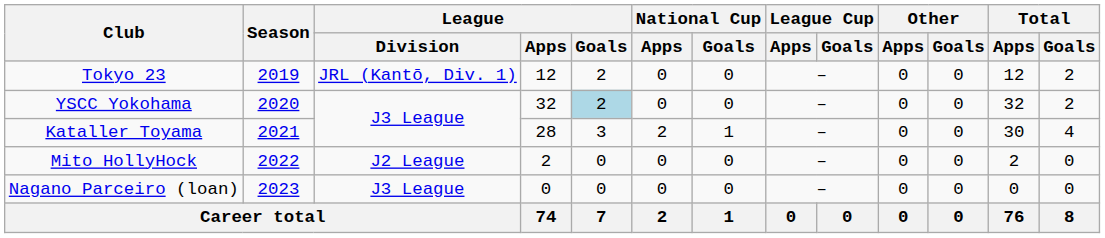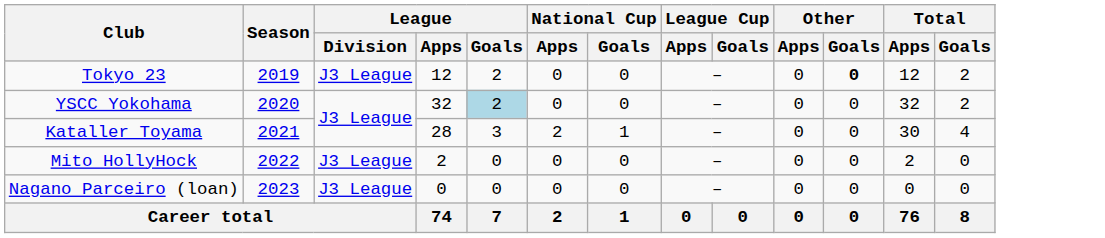(417, 76) JRL (Kantō, Div. 1) -> (365, 76) J3 League
(959, 76) normal -> (854, 76) bold
(417, 161) J2 League -> (365, 161) J3 League
